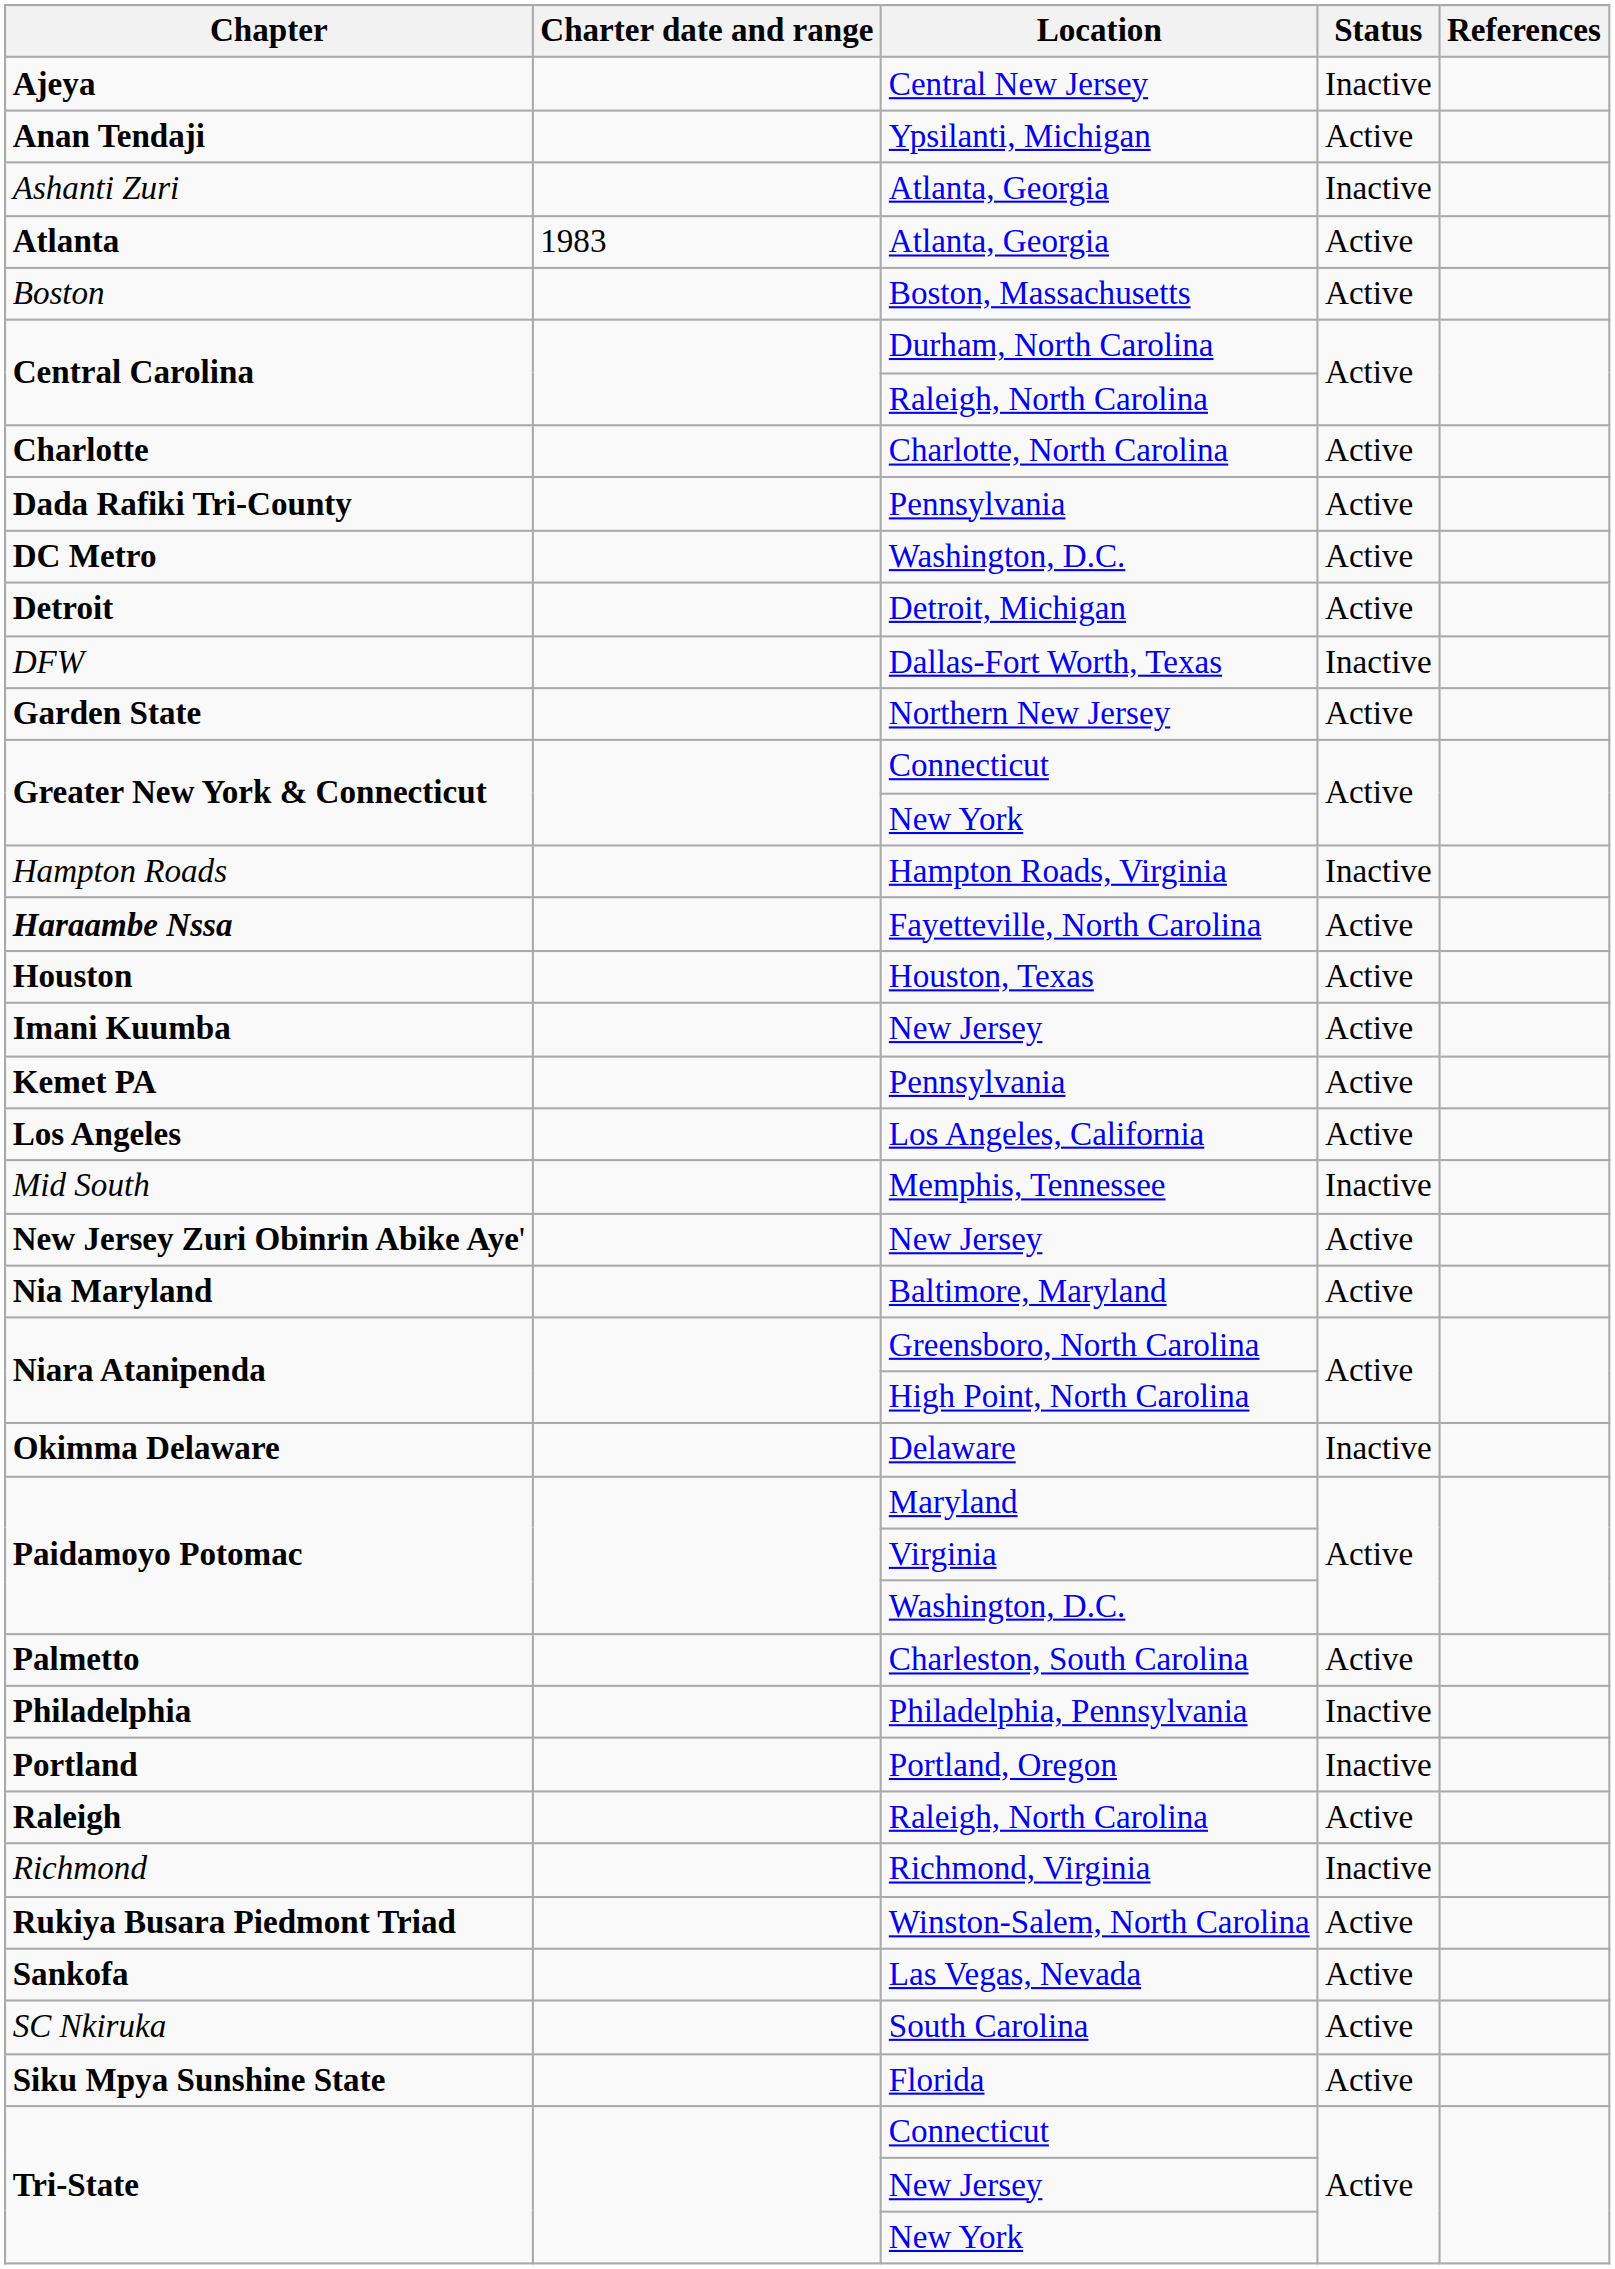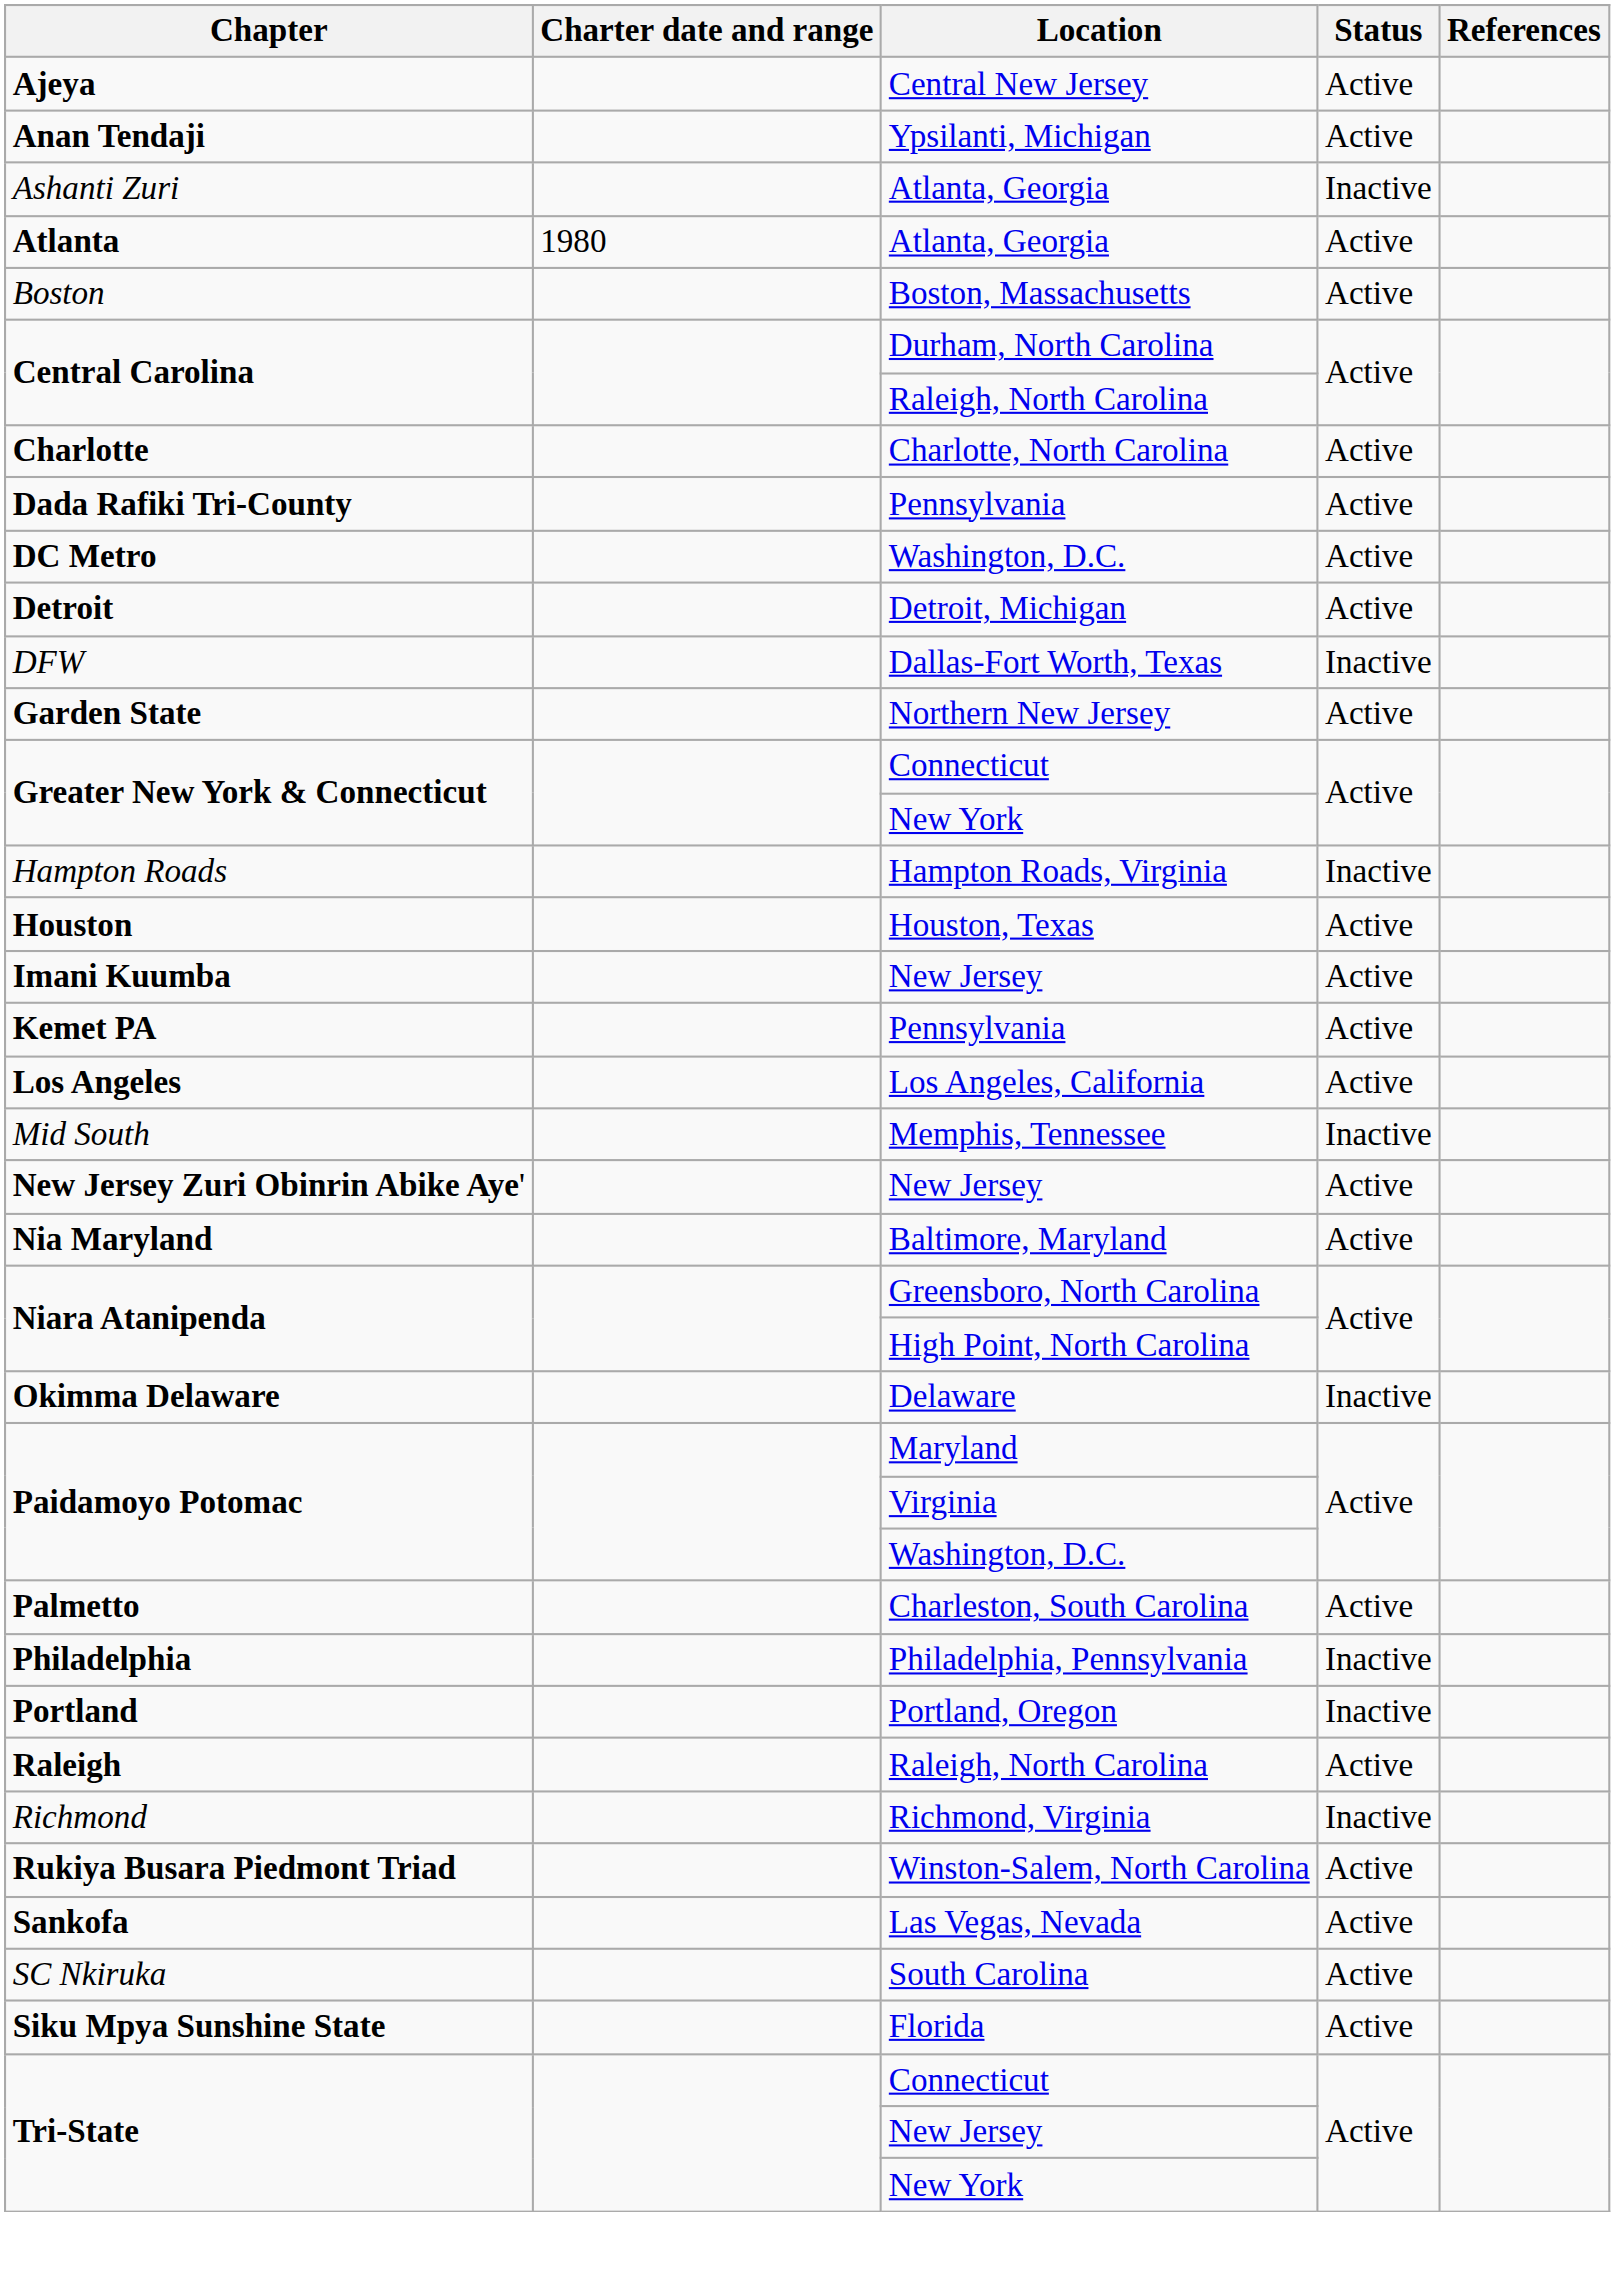(1378, 83) Inactive -> (1369, 83) Active
(573, 240) 1983 -> (573, 240) 1980
- row: (123, 923)
